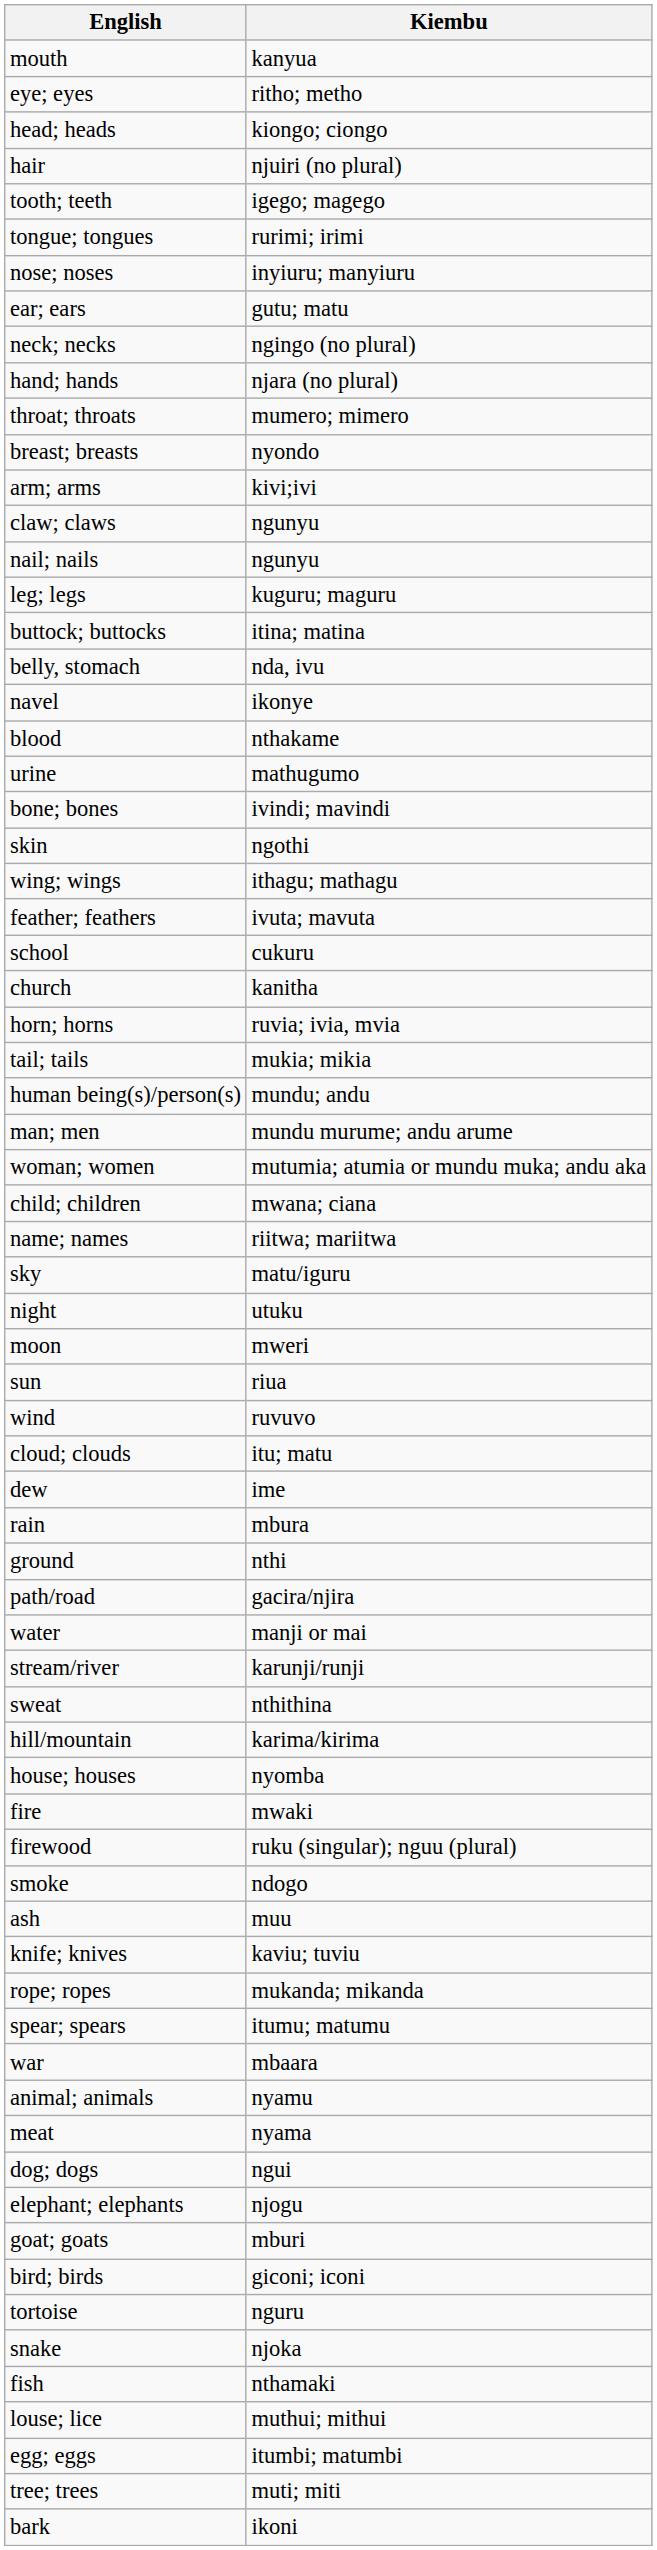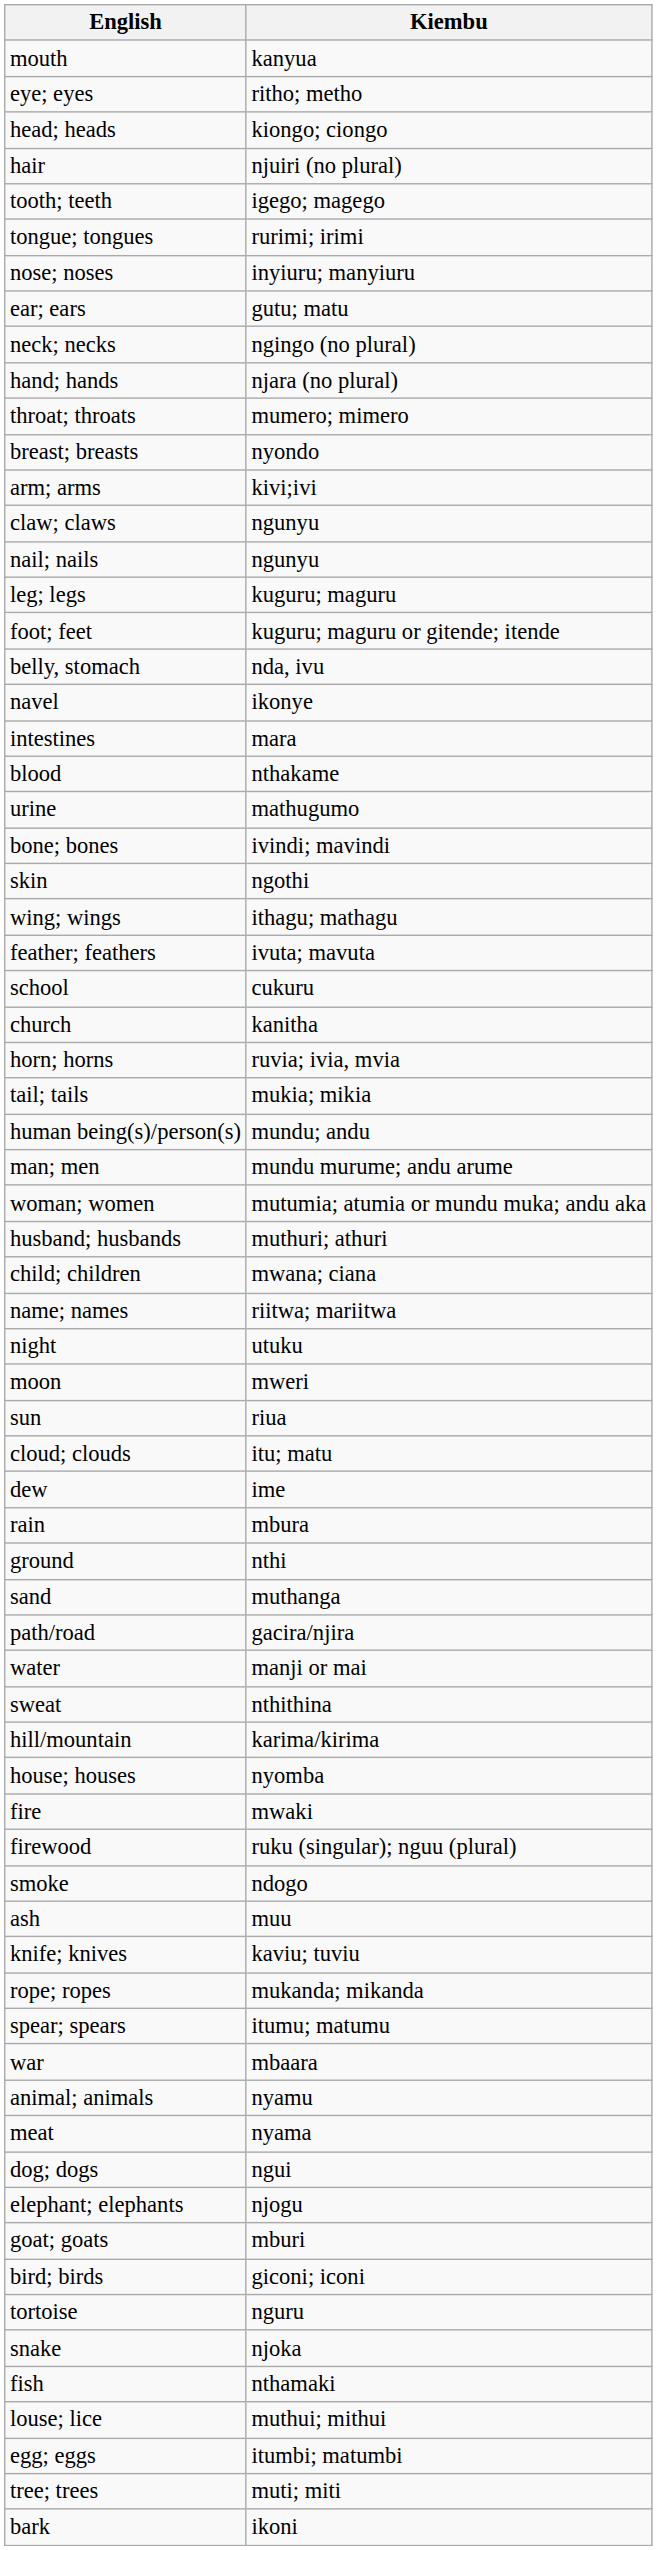+ row: (51, 630)
- row: (88, 630)
+ row: (53, 737)
+ row: (95, 1238)
- row: (26, 1274)
- row: (32, 1417)
+ row: (31, 1596)
- row: (64, 1668)
